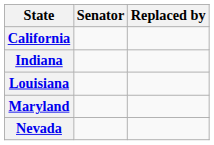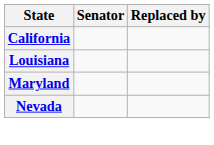- row: (39, 60)
